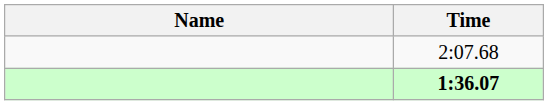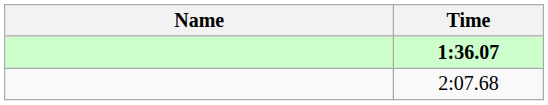rows swapped: (468, 83) <-> (468, 52)
